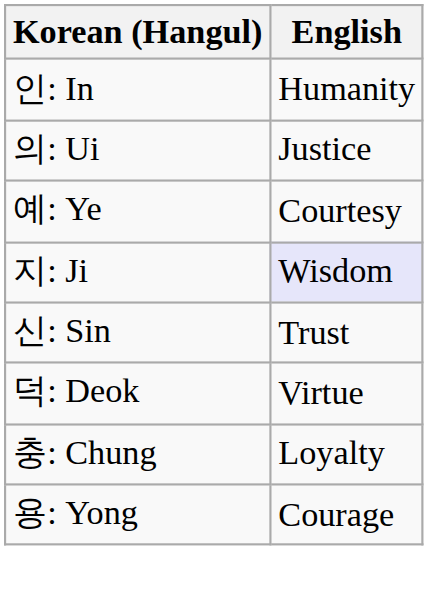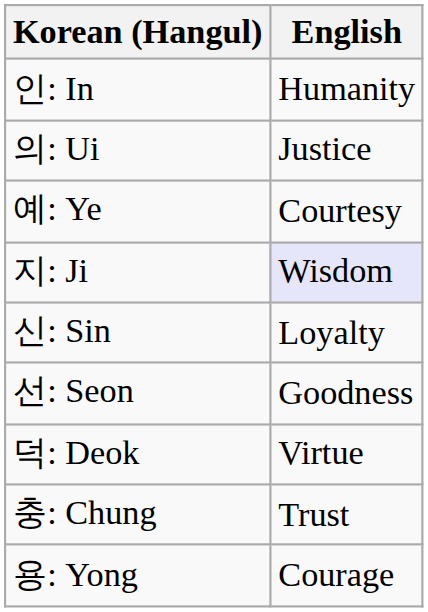(314, 332) Trust -> (332, 332) Loyalty
+ row: (73, 391)
(332, 453) Loyalty -> (314, 514) Trust
